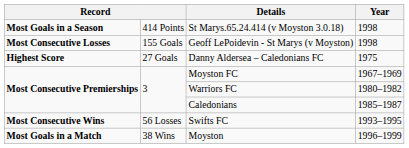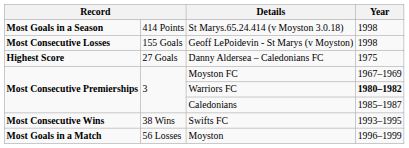(380, 89) normal -> (380, 89) bold
(162, 120) 56 Losses -> (159, 120) 38 Wins
(159, 136) 38 Wins -> (162, 136) 56 Losses
